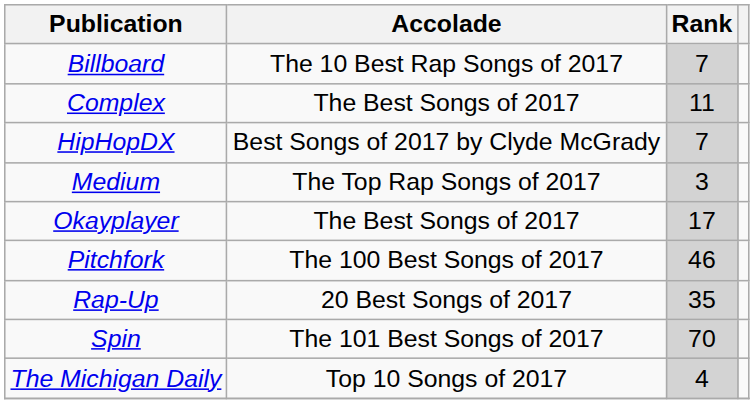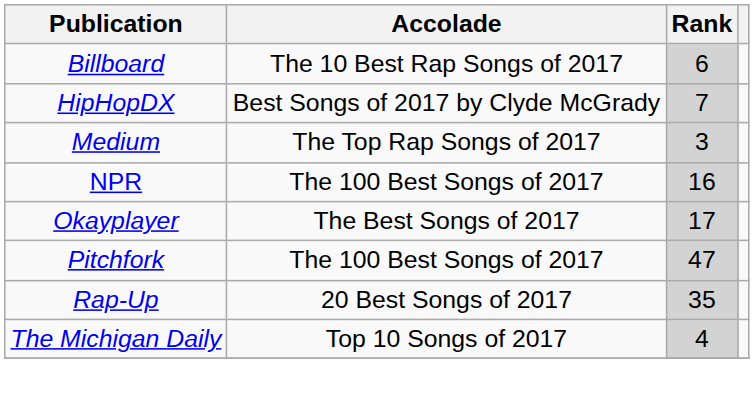(702, 63) 7 -> (702, 63) 6
- row: (116, 102)
+ row: (116, 181)
(702, 260) 46 -> (702, 260) 47
- row: (116, 338)
